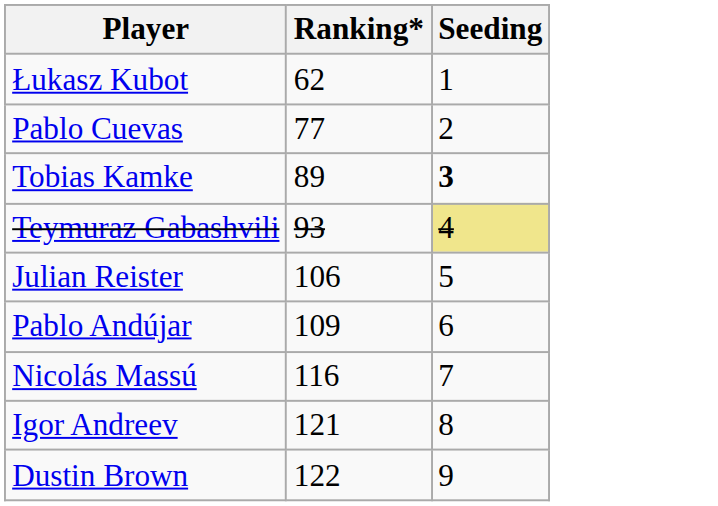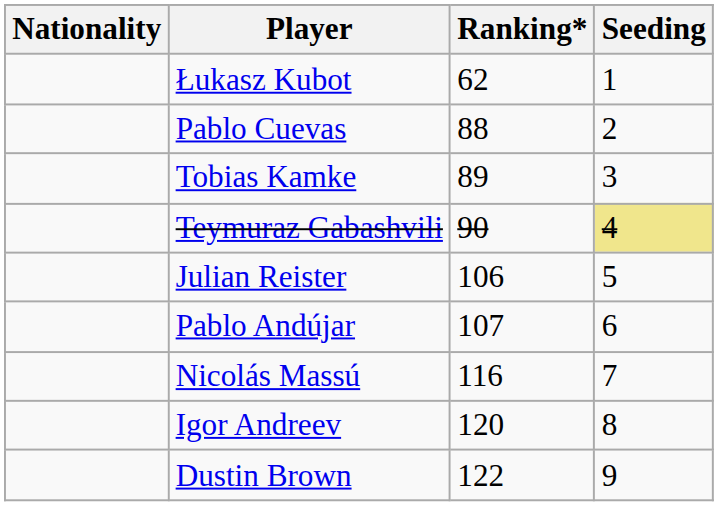+ column: (87, 29)
(309, 128) 77 -> (473, 128) 88
(446, 177) bold -> (610, 177) normal
(309, 227) 93 -> (473, 227) 90
(317, 326) 109 -> (481, 326) 107
(317, 425) 121 -> (481, 425) 120
